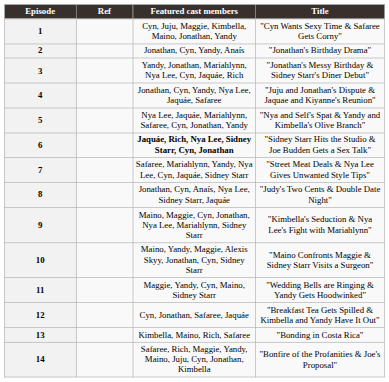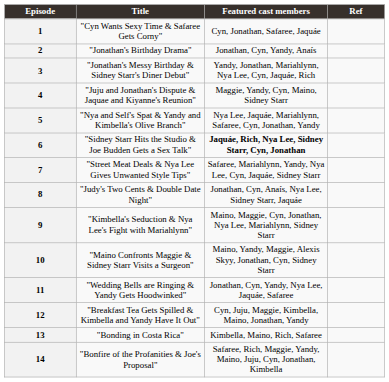columns swapped: (320, 12) <-> (104, 12)
(194, 31) Cyn, Juju, Maggie, Kimbella, Maino, Jonathan, Yandy -> (266, 31) Cyn, Jonathan, Safaree, Jaquáe
(194, 96) Jonathan, Cyn, Yandy, Nya Lee, Jaquáe, Safaree -> (266, 96) Maggie, Yandy, Cyn, Maino, Sidney Starr
(194, 290) Maggie, Yandy, Cyn, Maino, Sidney Starr -> (266, 290) Jonathan, Cyn, Yandy, Nya Lee, Jaquáe, Safaree
(194, 315) Cyn, Jonathan, Safaree, Jaquáe -> (266, 315) Cyn, Juju, Maggie, Kimbella, Maino, Jonathan, Yandy
